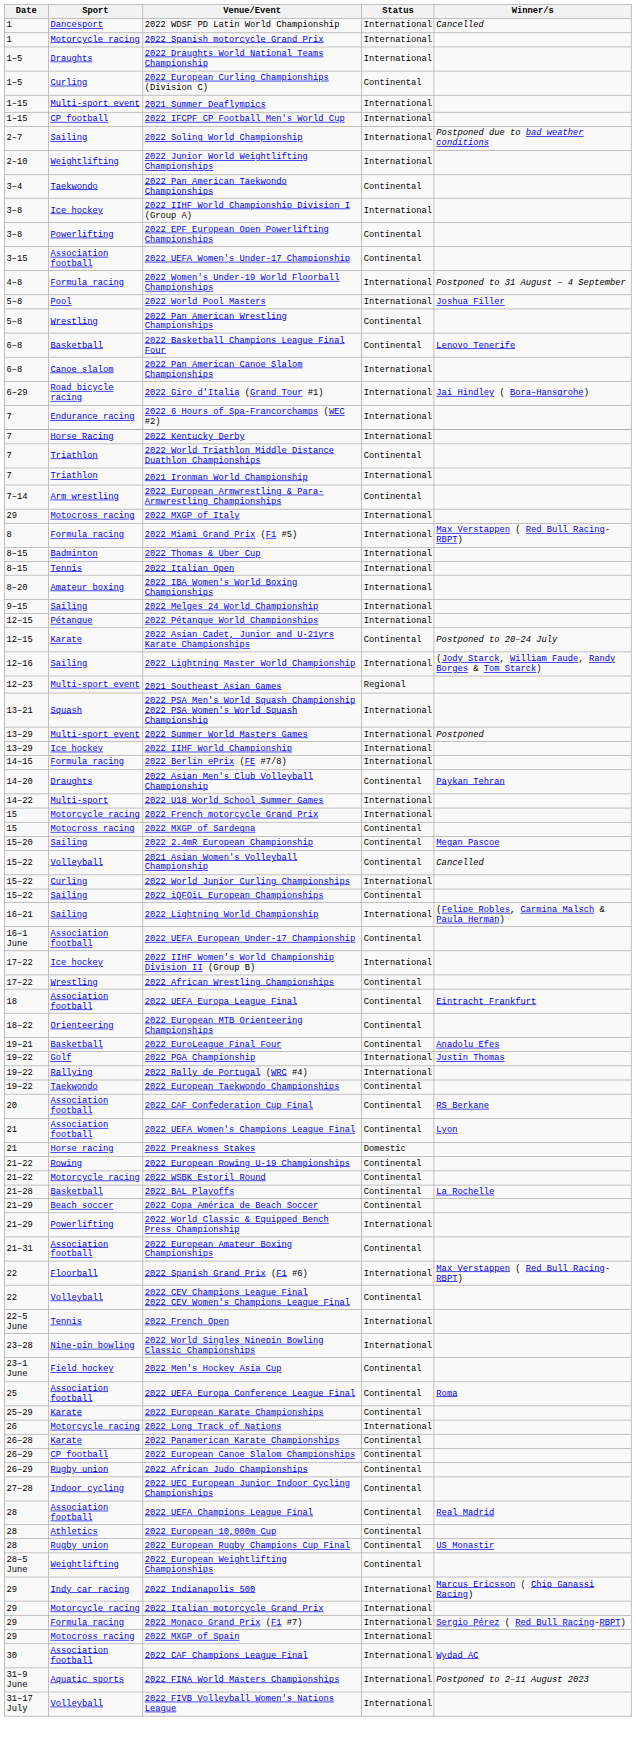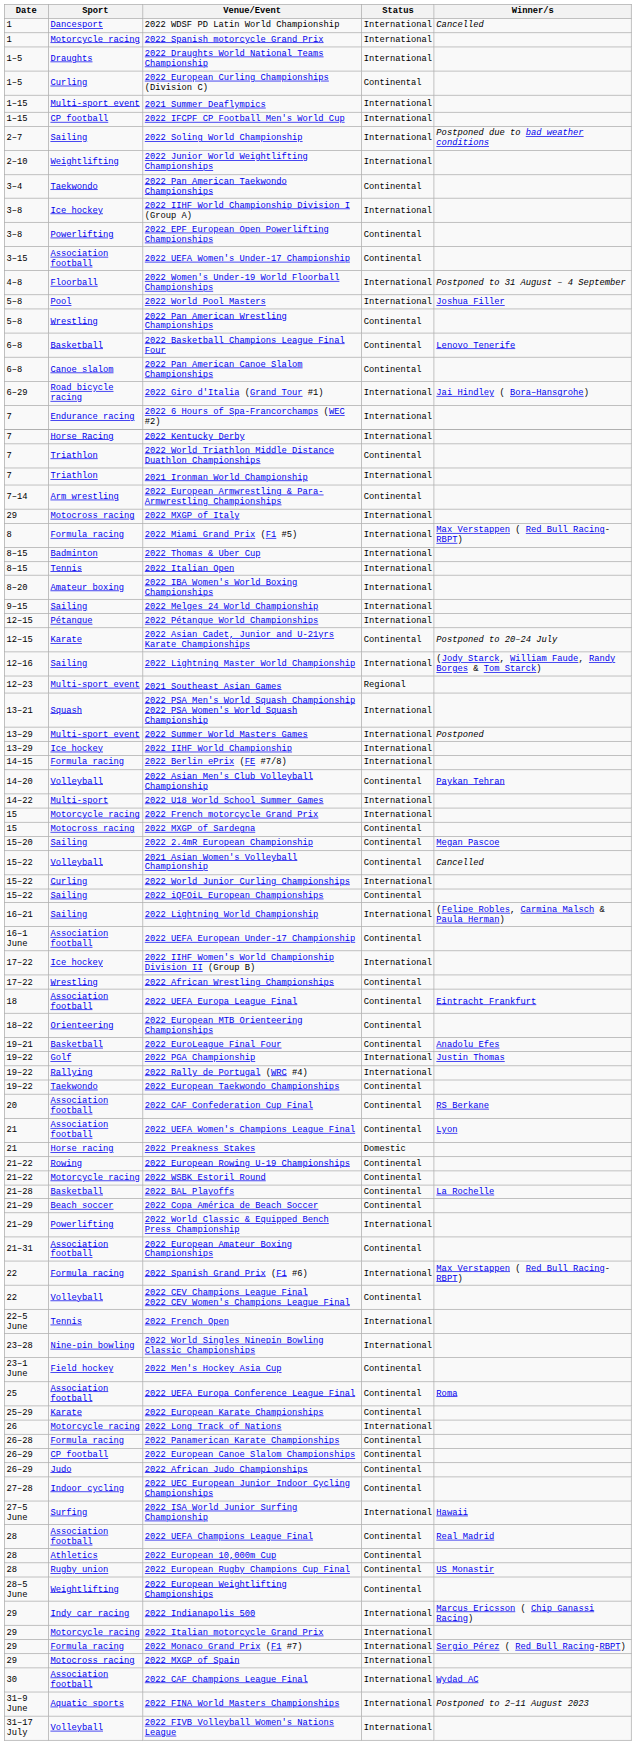(87, 283) Formula racing -> (74, 283) Floorball
(398, 370) International -> (393, 370) Continental
(71, 782) Draughts -> (77, 782) Volleyball
(74, 1274) Floorball -> (87, 1274) Formula racing
(66, 1442) Karate -> (87, 1442) Formula racing
(79, 1470) Rugby union -> (61, 1470) Judo
+ row: (221, 1513)
